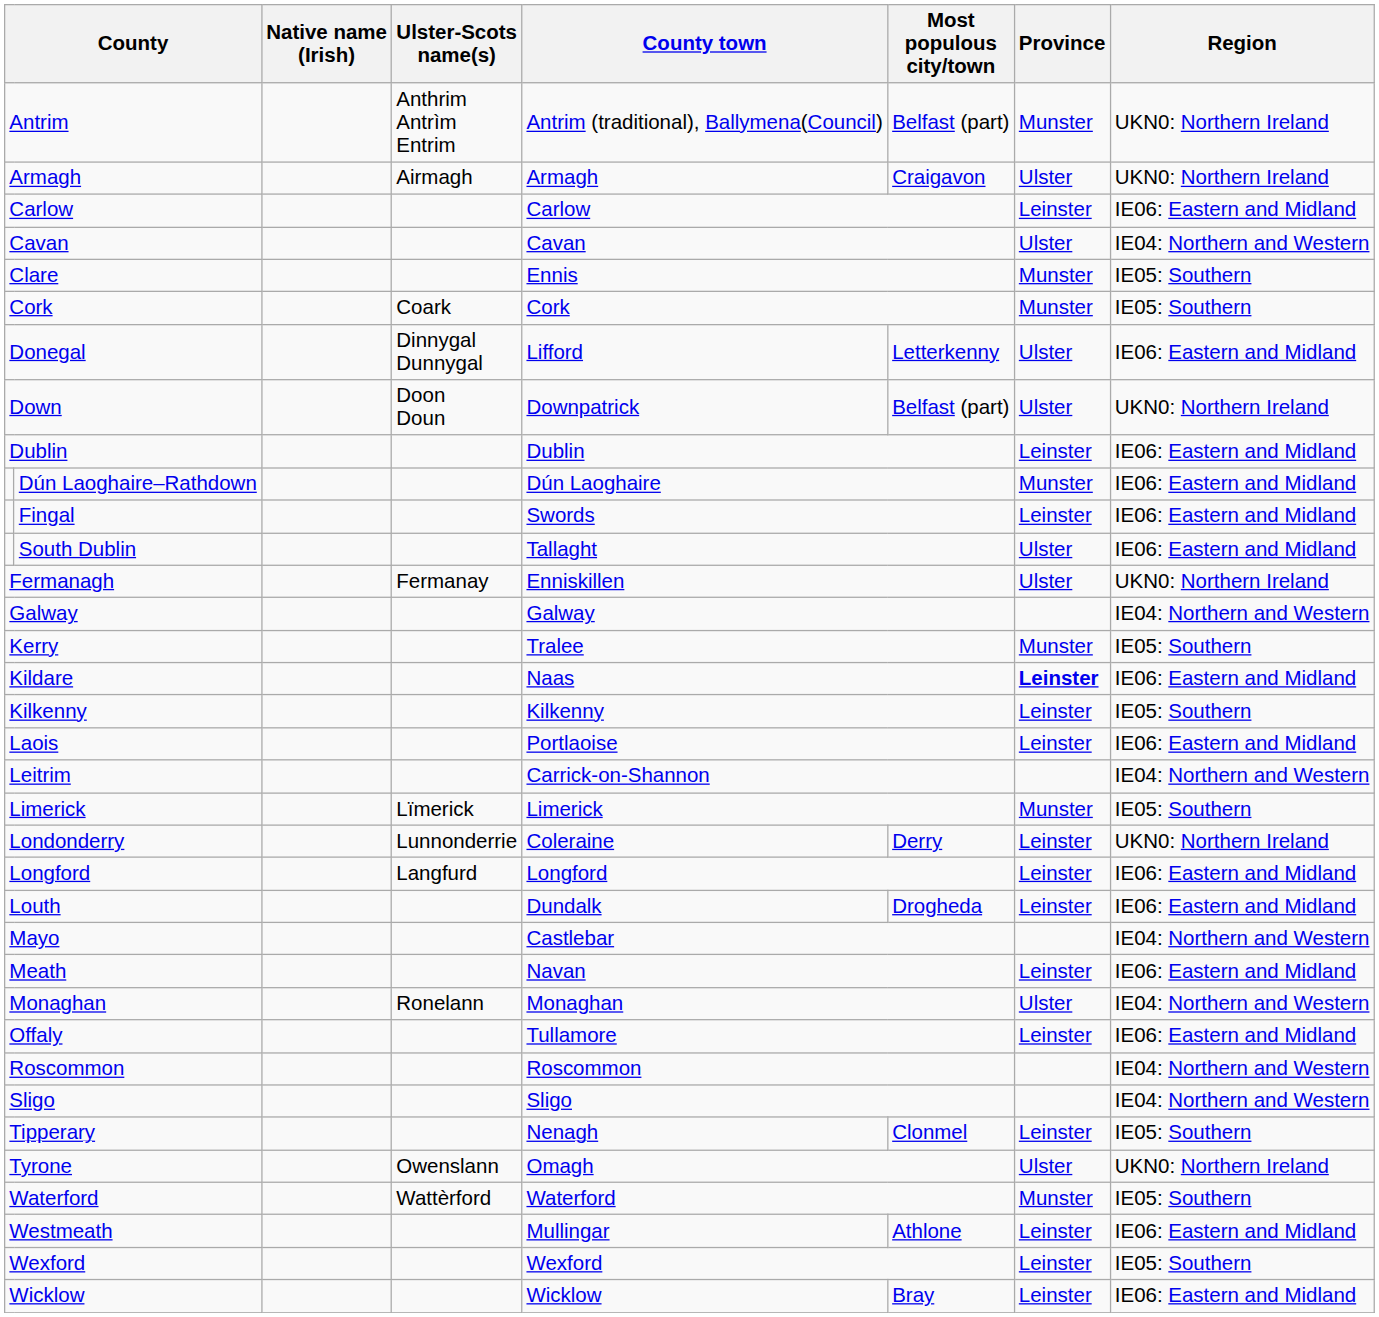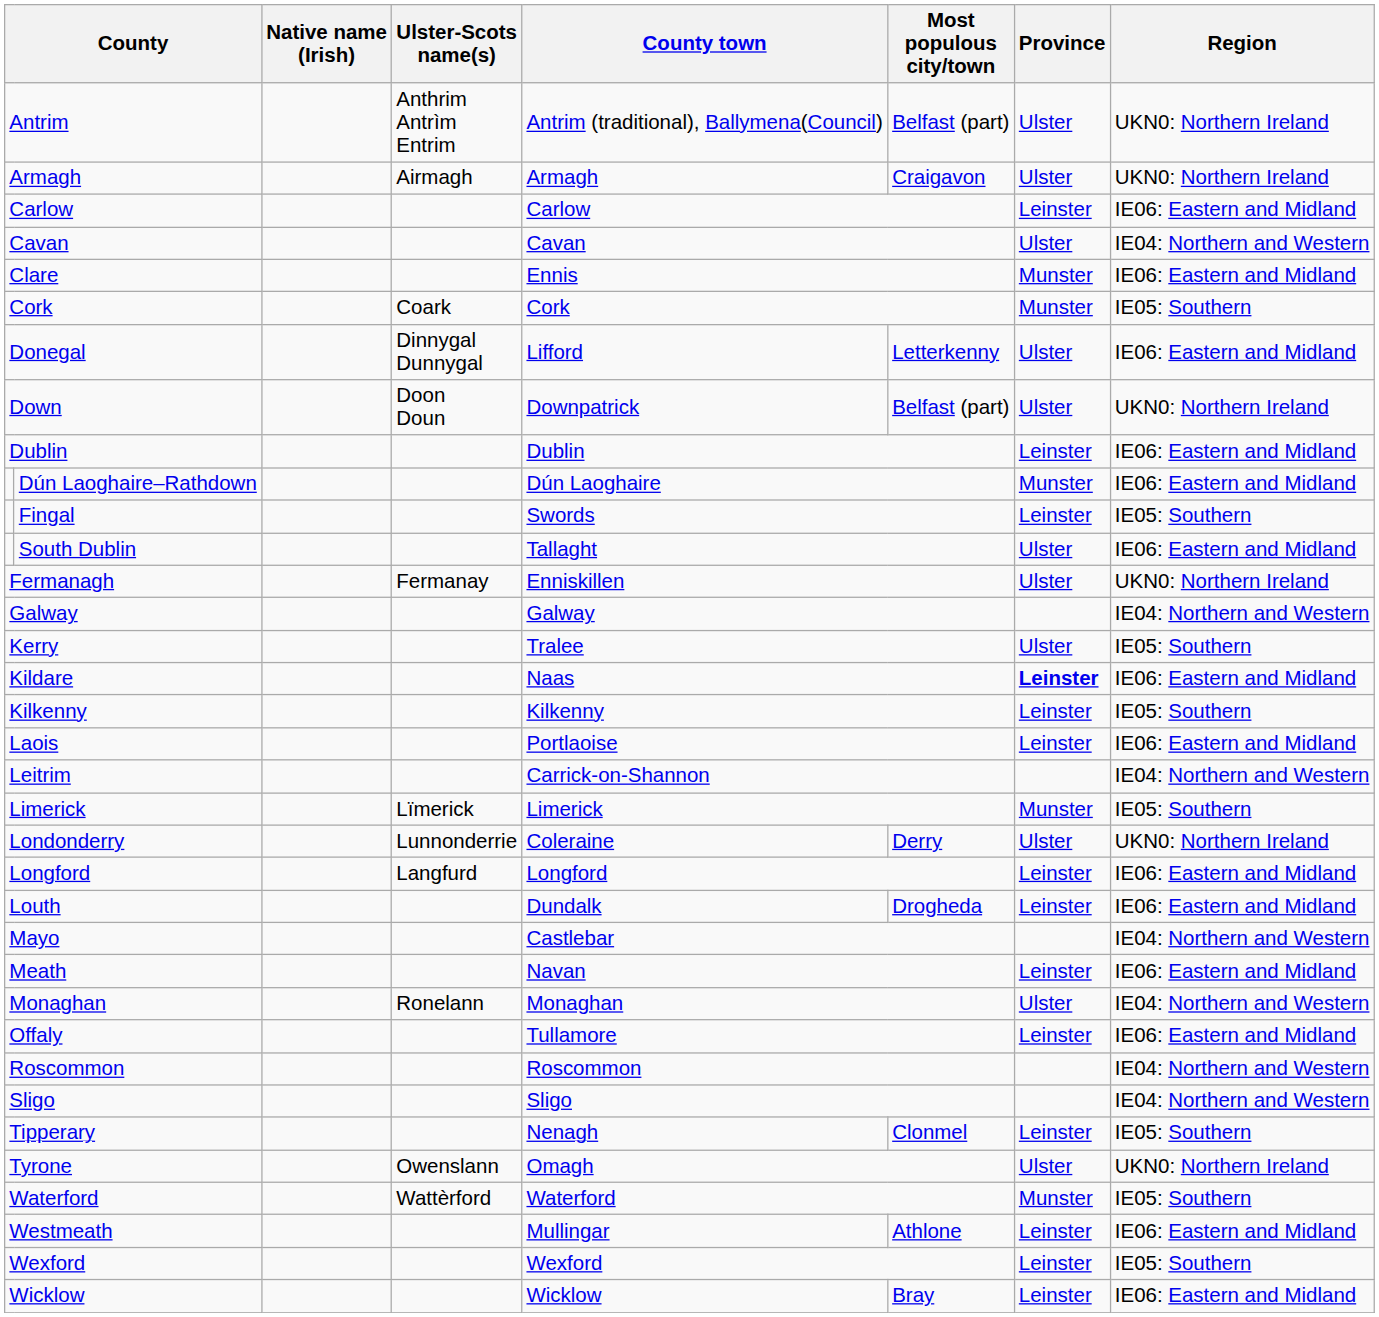(1056, 122) Munster -> (1046, 122) Ulster
(1183, 275) IE05: Southern -> (1235, 275) IE06: Eastern and Midland
(1235, 516) IE06: Eastern and Midland -> (1183, 516) IE05: Southern
(1056, 646) Munster -> (1046, 646) Ulster
(1055, 841) Leinster -> (1046, 841) Ulster
